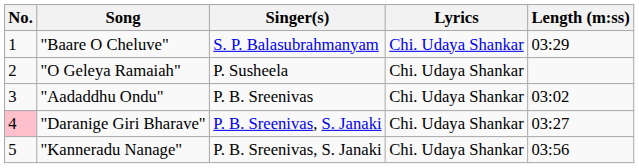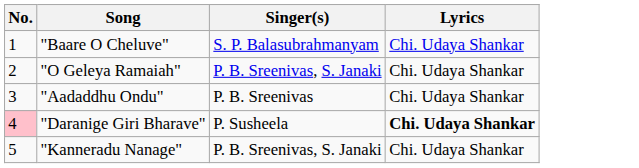- column: (581, 17)
(251, 70) P. Susheela -> (297, 70) P. B. Sreenivas, S. Janaki
(297, 123) P. B. Sreenivas, S. Janaki -> (251, 123) P. Susheela
(456, 123) normal -> (462, 123) bold
